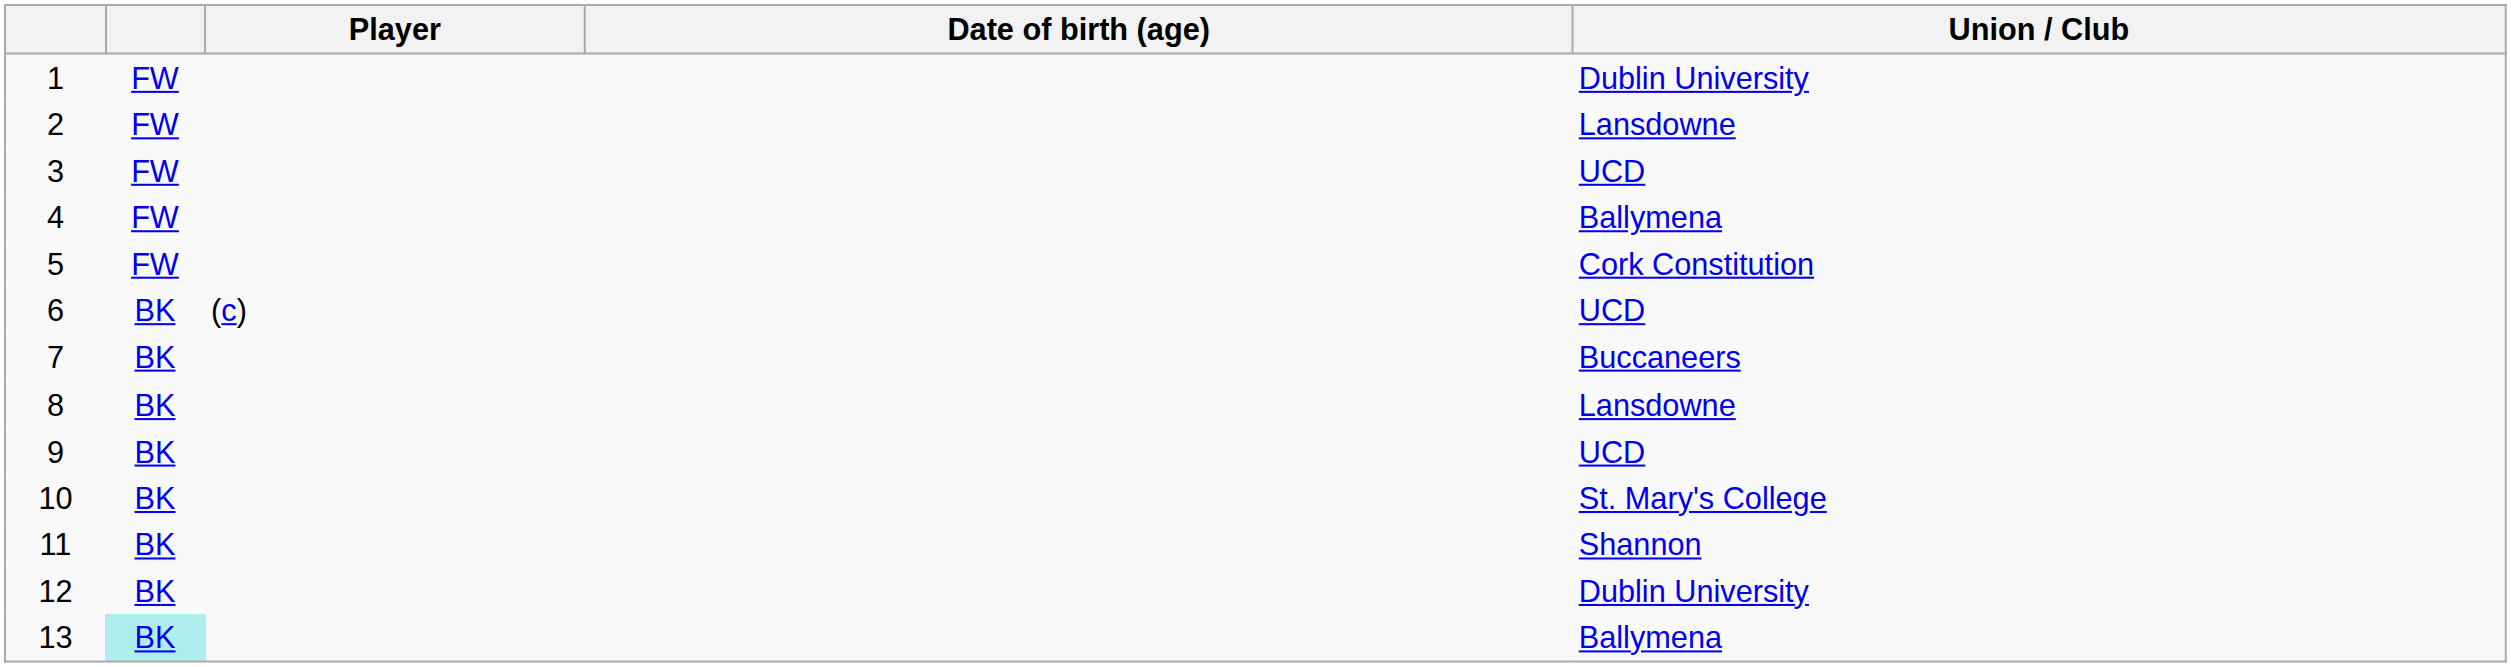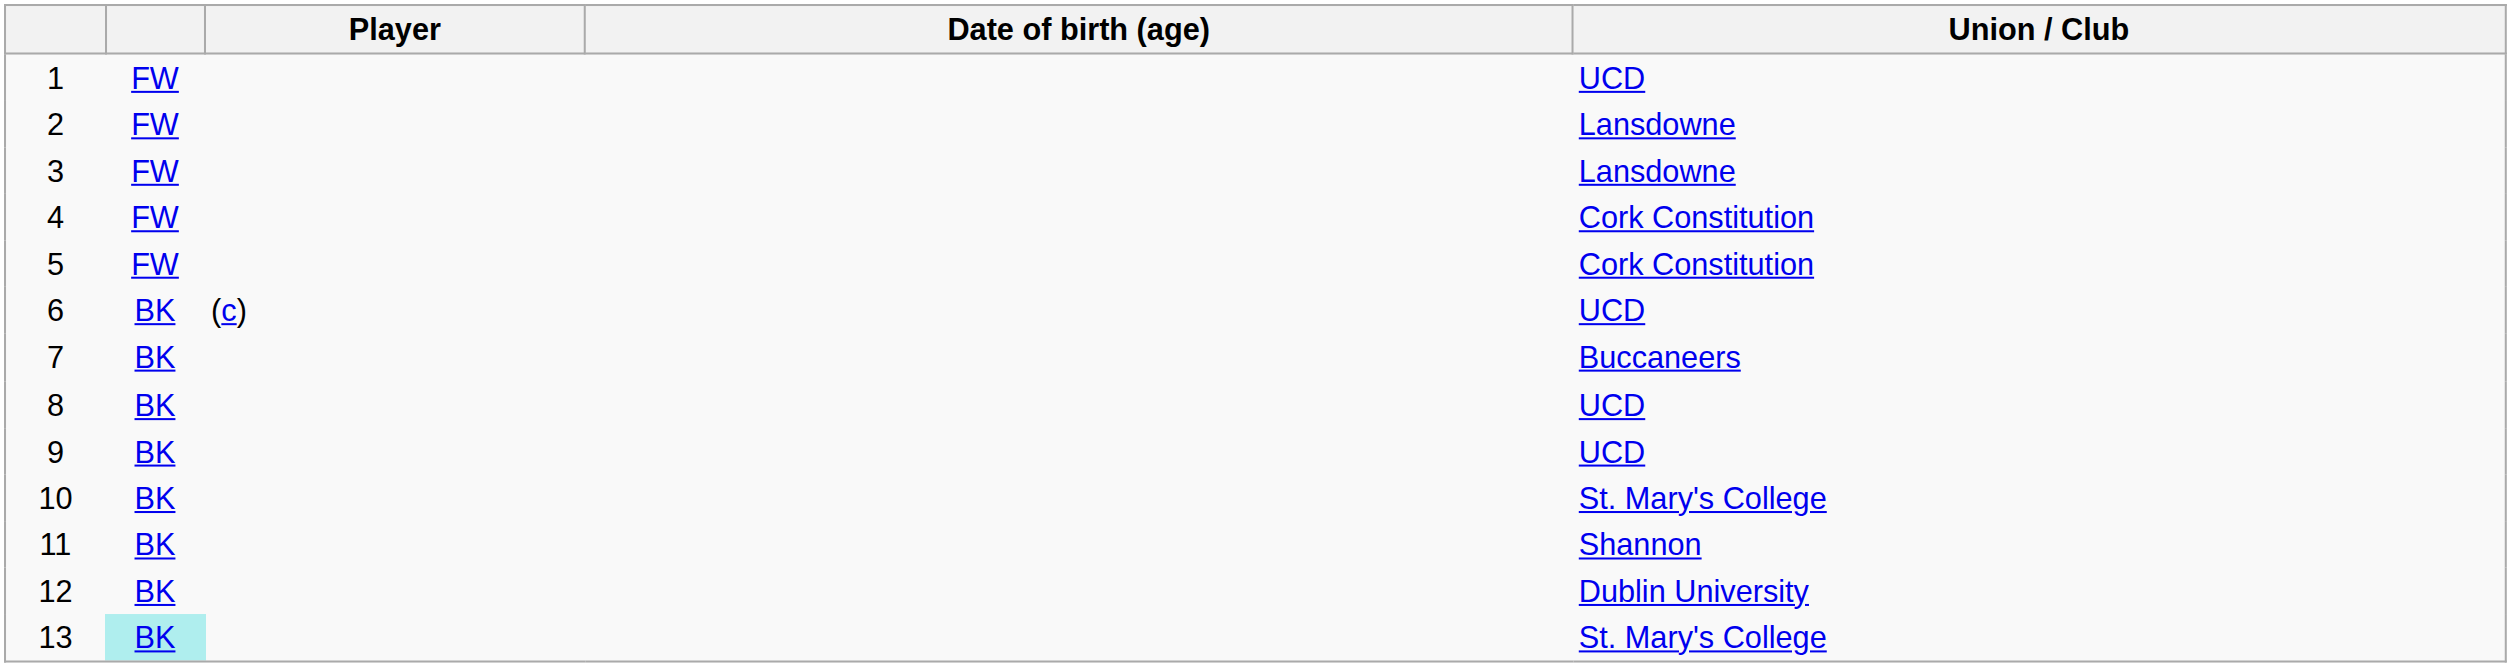(1694, 78) Dublin University -> (1612, 78) UCD
(1612, 171) UCD -> (1657, 171) Lansdowne
(1650, 218) Ballymena -> (1696, 218) Cork Constitution
(1657, 404) Lansdowne -> (1612, 404) UCD
(1650, 637) Ballymena -> (1703, 637) St. Mary's College
